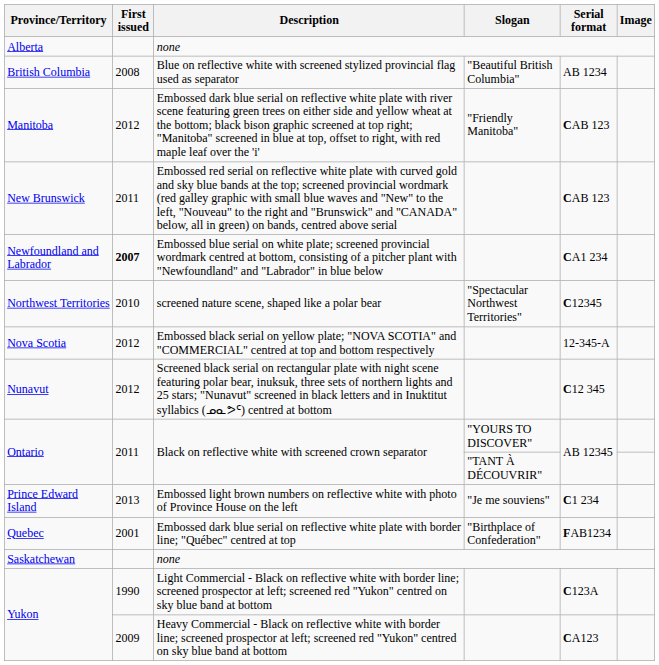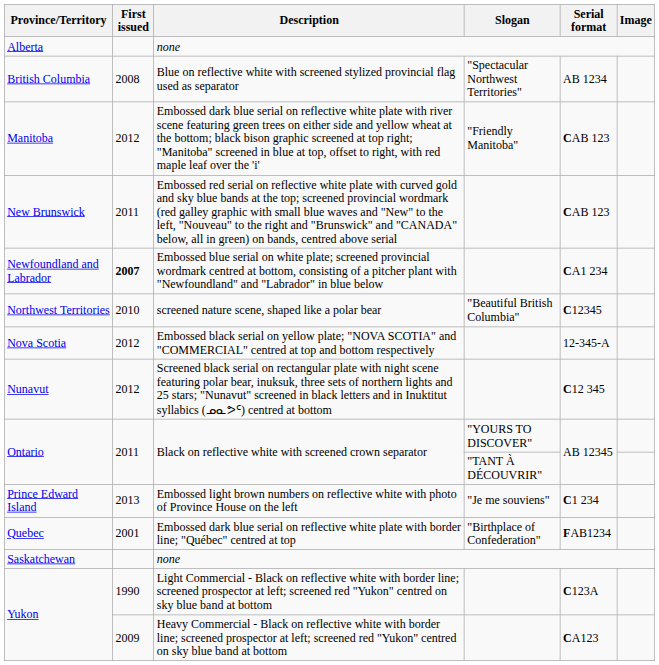(510, 72) "Beautiful British Columbia" -> (498, 79) "Spectacular Northwest Territories"
(498, 303) "Spectacular Northwest Territories" -> (510, 310) "Beautiful British Columbia"
